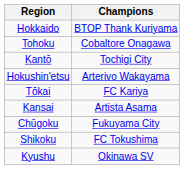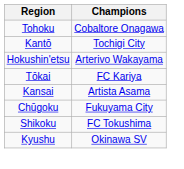- row: (38, 28)
